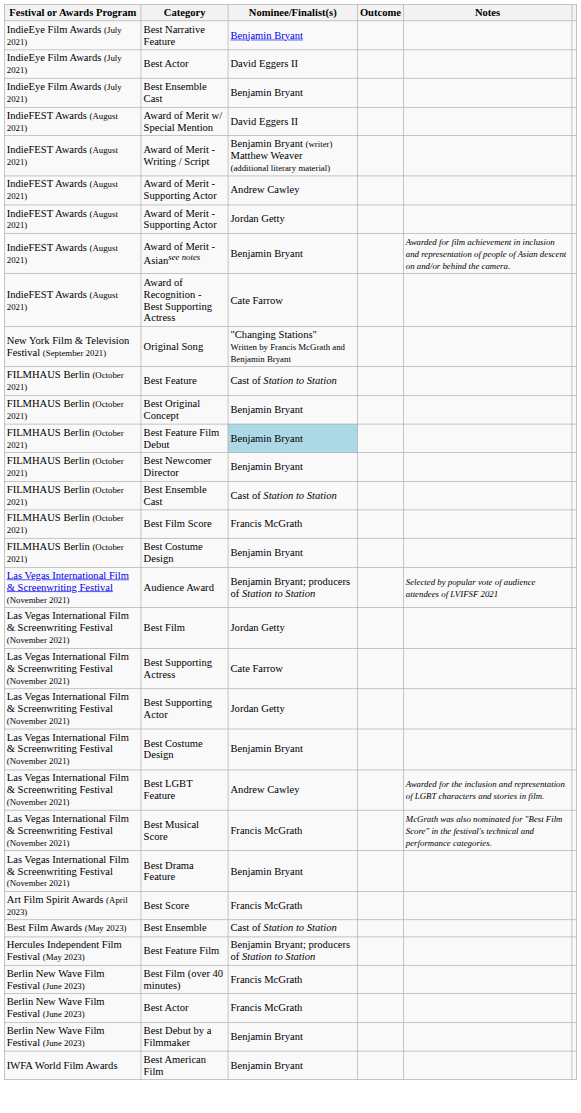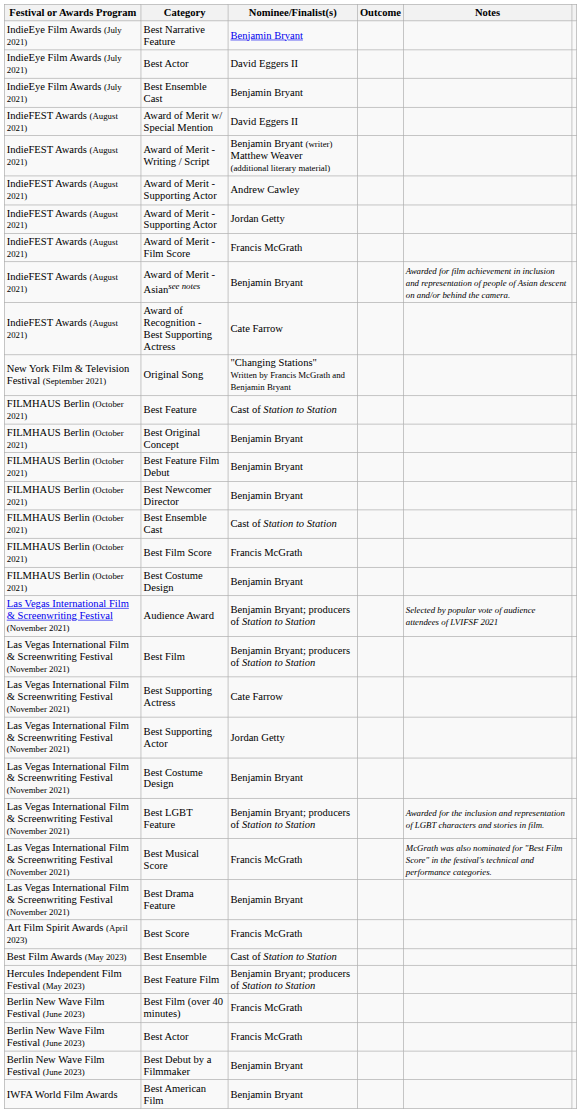+ row: (62, 247)
(267, 438) lightblue background -> (267, 467) no background
(258, 628) Jordan Getty -> (290, 656) Benjamin Bryant; producers of Station to Station
(265, 790) Andrew Cawley -> (290, 818) Benjamin Bryant; producers of Station to Station
